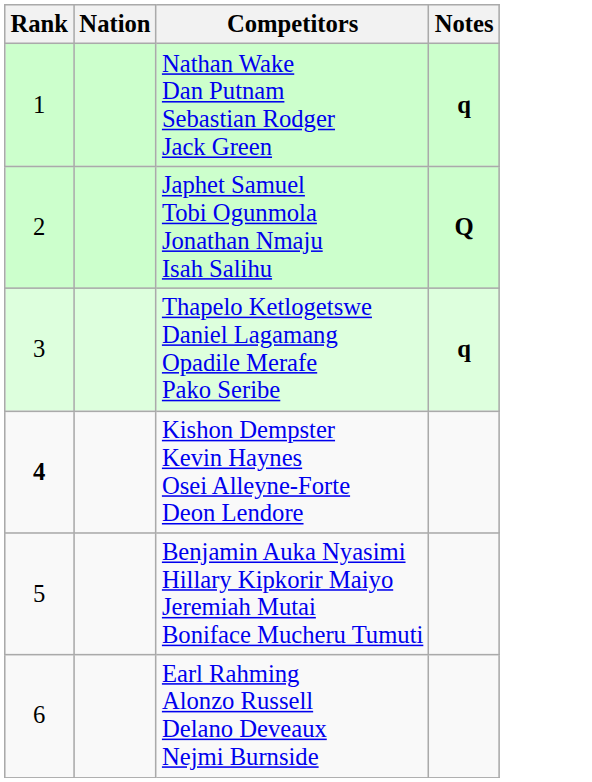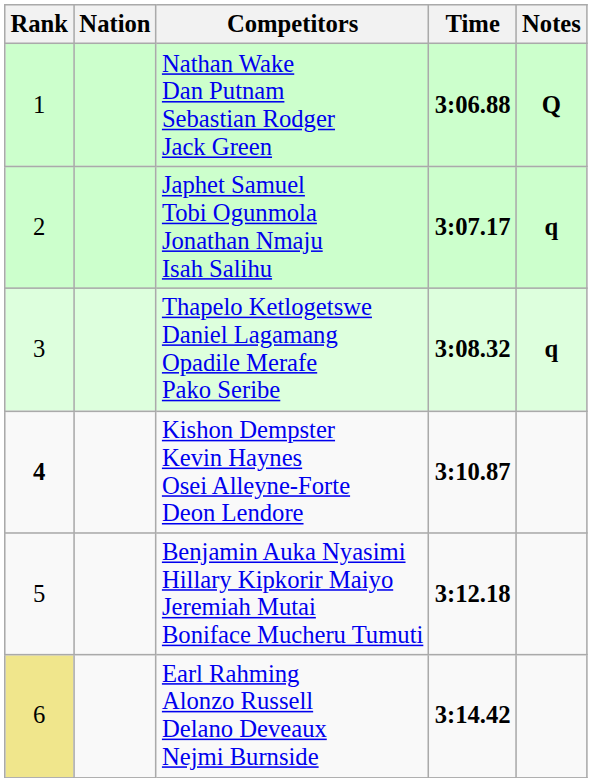+ column: (473, 24)
(464, 104) q -> (551, 104) Q
(464, 226) Q -> (551, 226) q
(39, 715) no background -> (39, 715) khaki background
